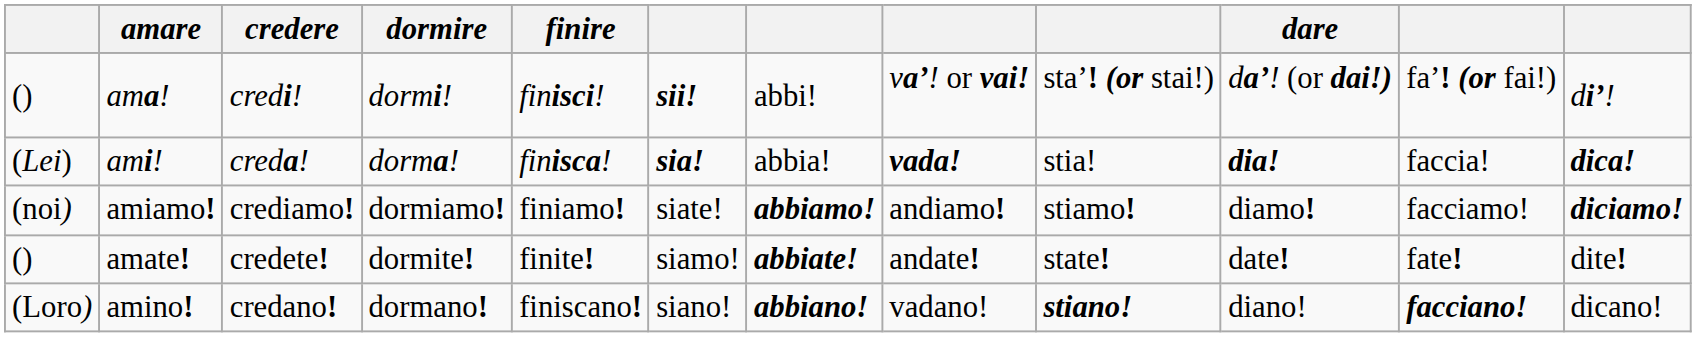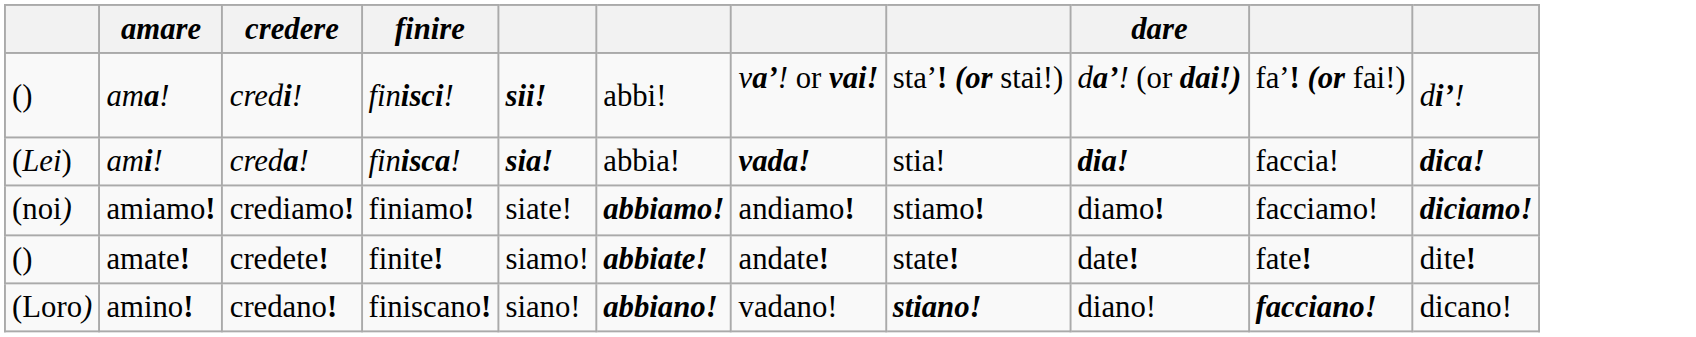- column: (437, 28)
